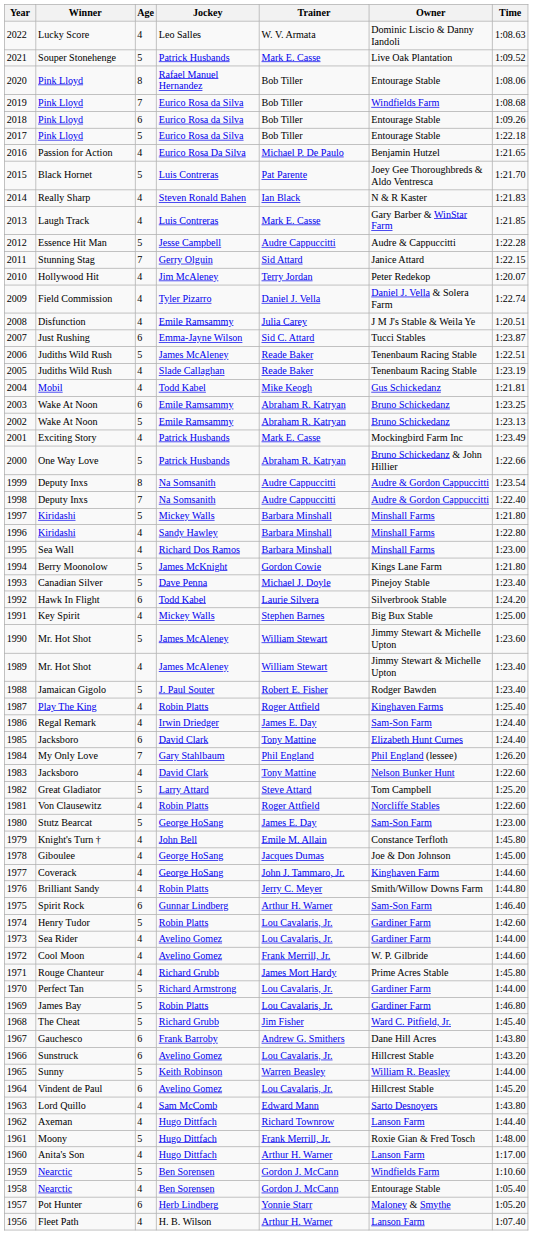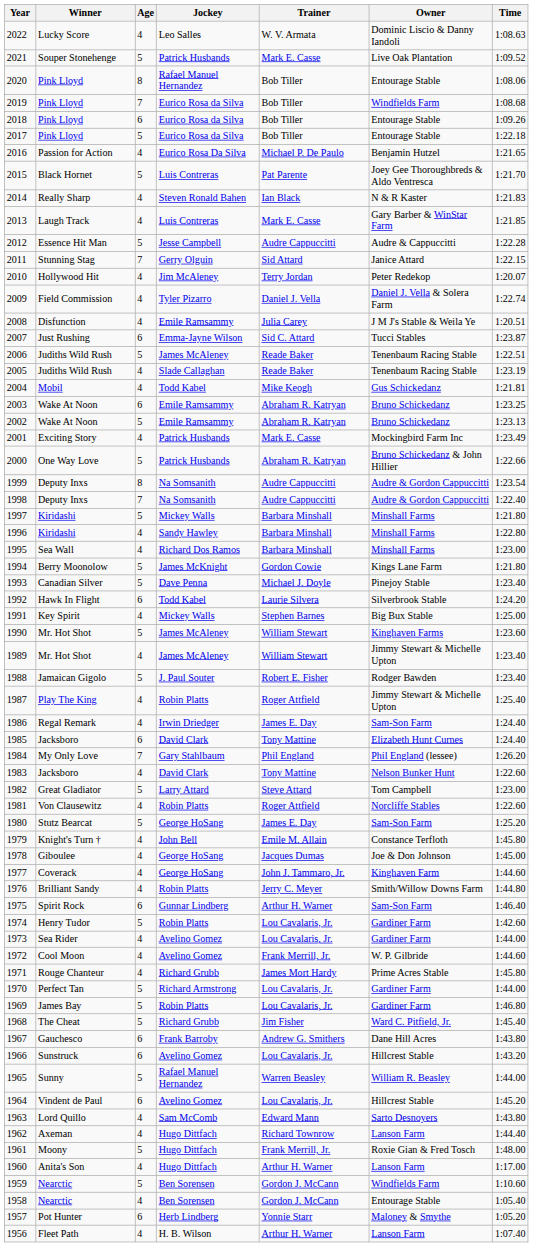(426, 639) Jimmy Stewart & Michelle Upton -> (407, 633) Kinghaven Farms
(407, 706) Kinghaven Farms -> (426, 700) Jimmy Stewart & Michelle Upton
(510, 790) 1:25.20 -> (510, 790) 1:23.00
(510, 823) 1:23.00 -> (510, 823) 1:25.20
(191, 1072) Keith Robinson -> (189, 1078) Rafael Manuel Hernandez
